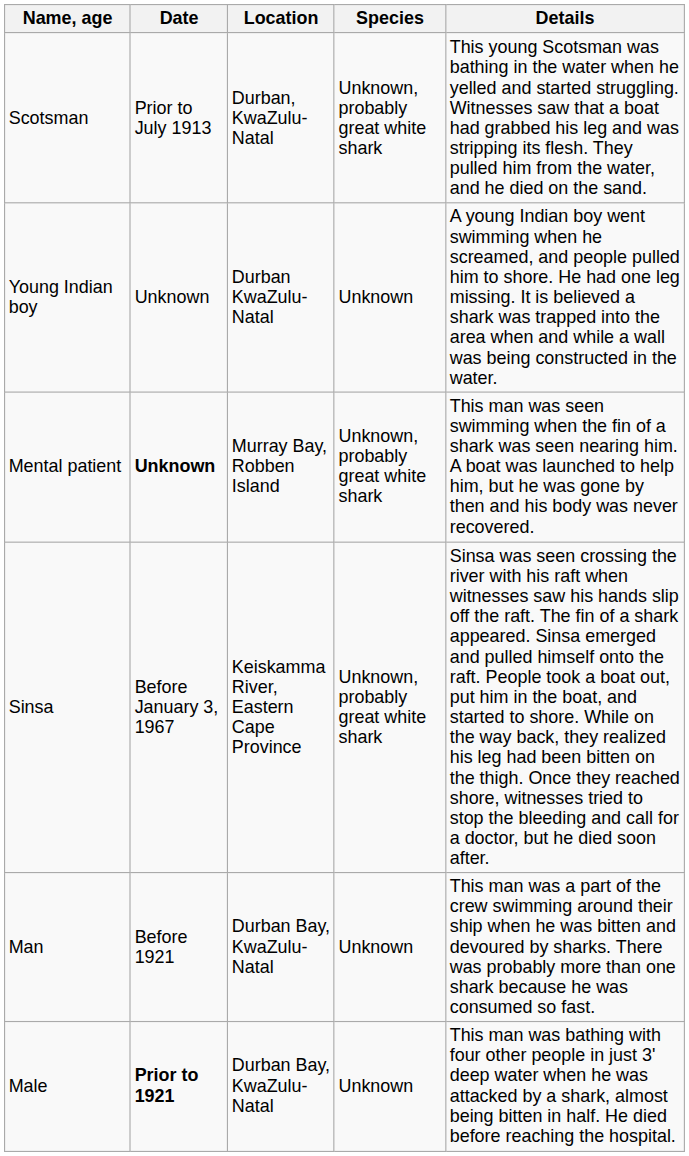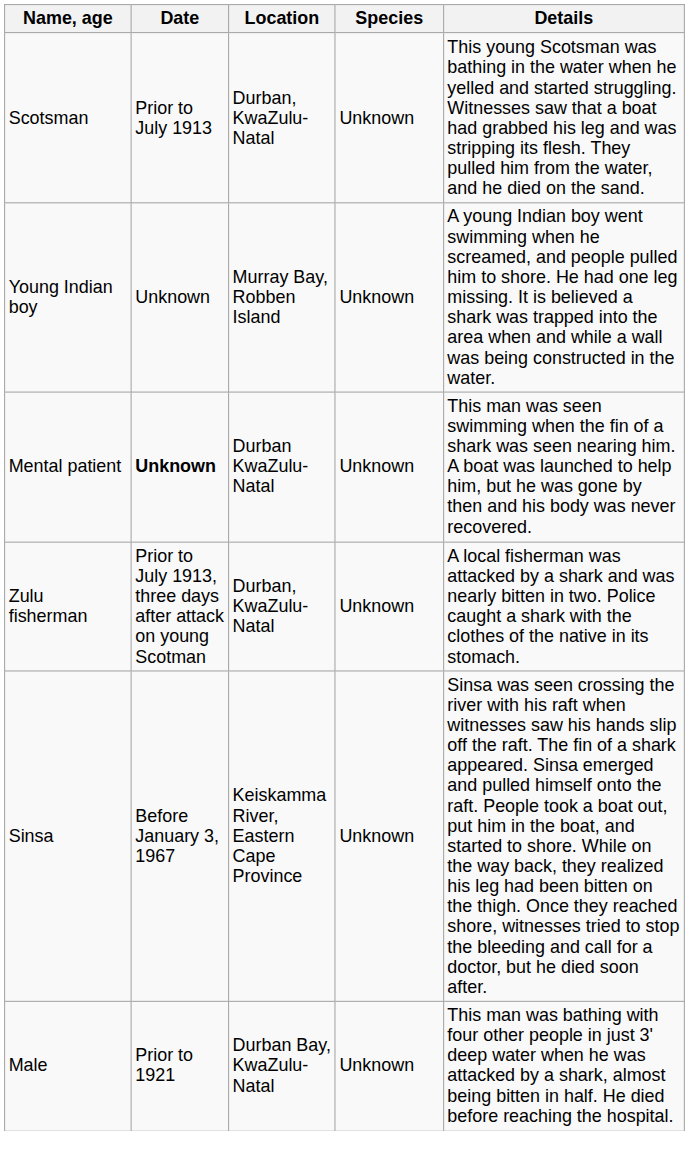(382, 117) Unknown, probably great white shark -> (377, 117) Unknown
(270, 297) Durban KwaZulu-Natal -> (280, 297) Murray Bay, Robben Island
(279, 466) Murray Bay, Robben Island -> (270, 466) Durban KwaZulu-Natal
(382, 466) Unknown, probably great white shark -> (377, 466) Unknown
+ row: (48, 606)
(382, 706) Unknown, probably great white shark -> (377, 836) Unknown
- row: (26, 947)
(166, 1086) bold -> (164, 1066) normal
